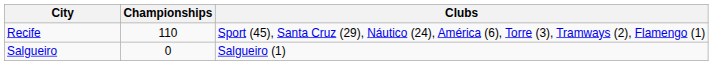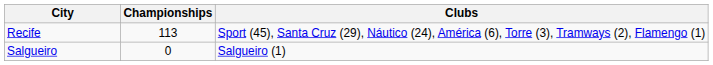(168, 32) 110 -> (168, 32) 113
